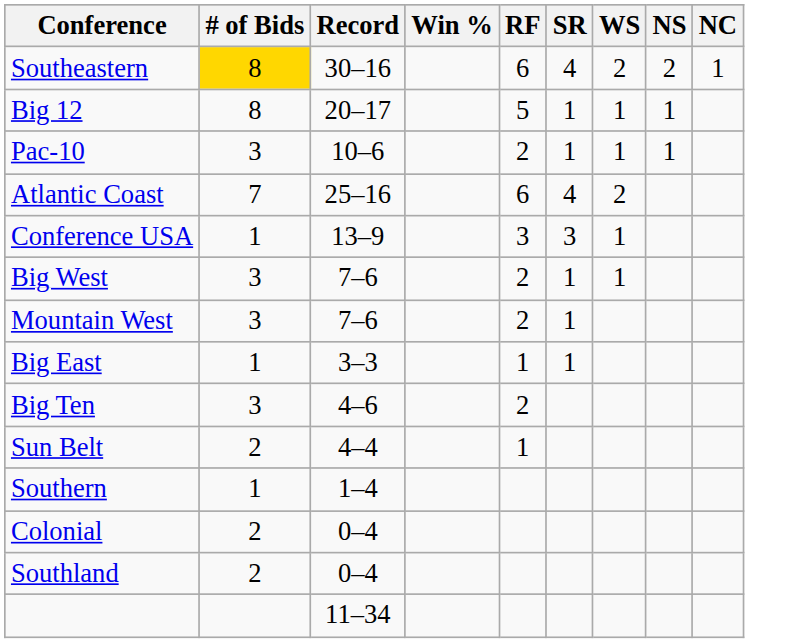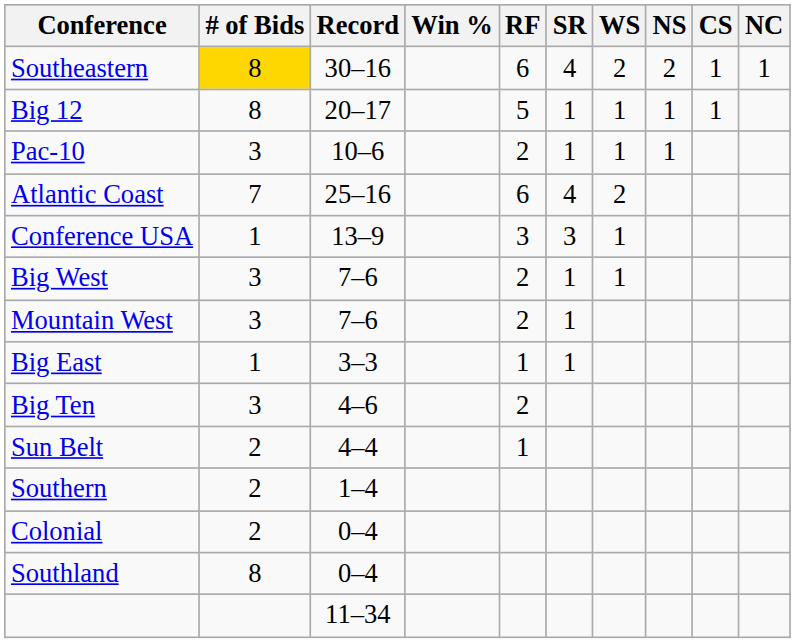+ column: (716, 25)
(255, 488) 1 -> (255, 488) 2
(255, 573) 2 -> (255, 573) 8
